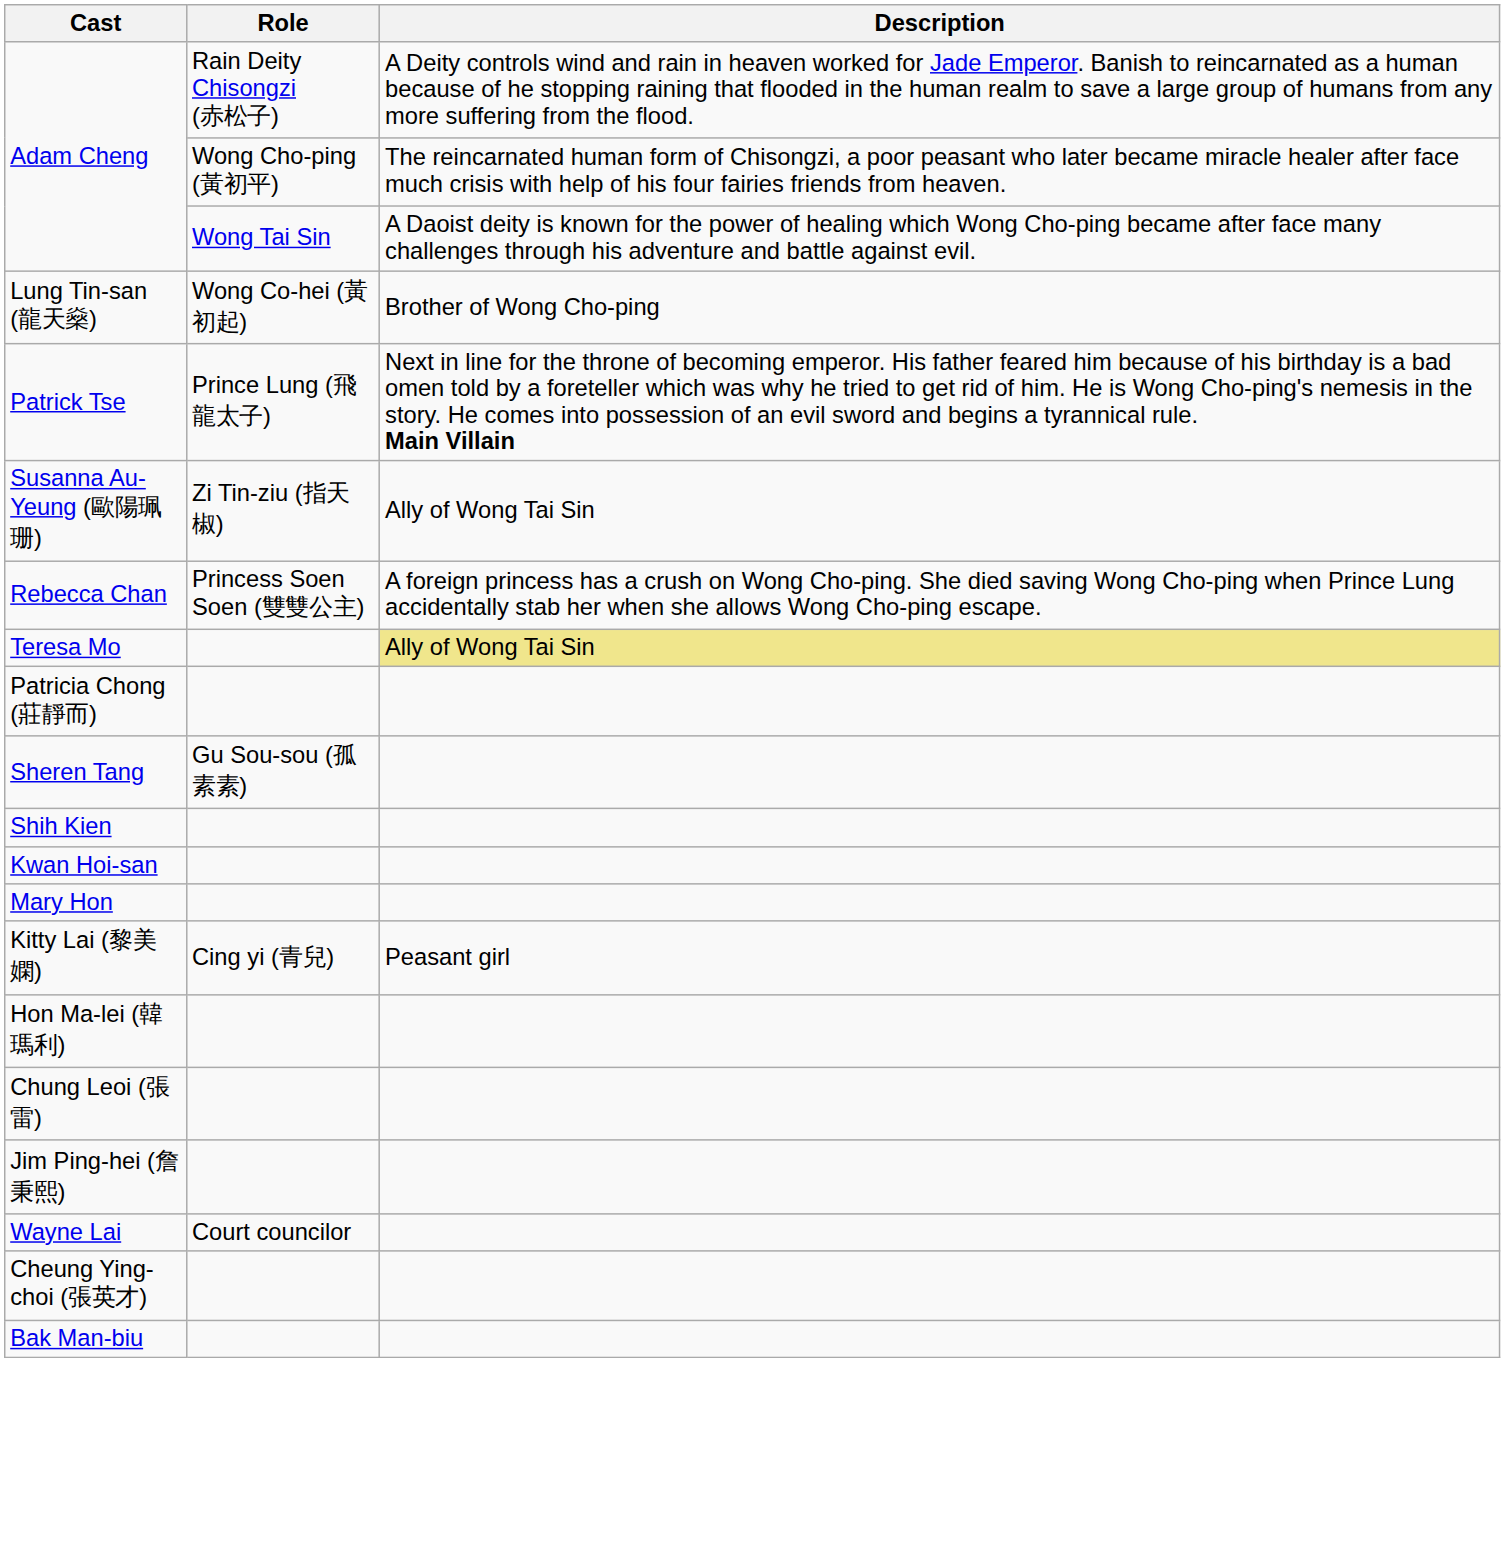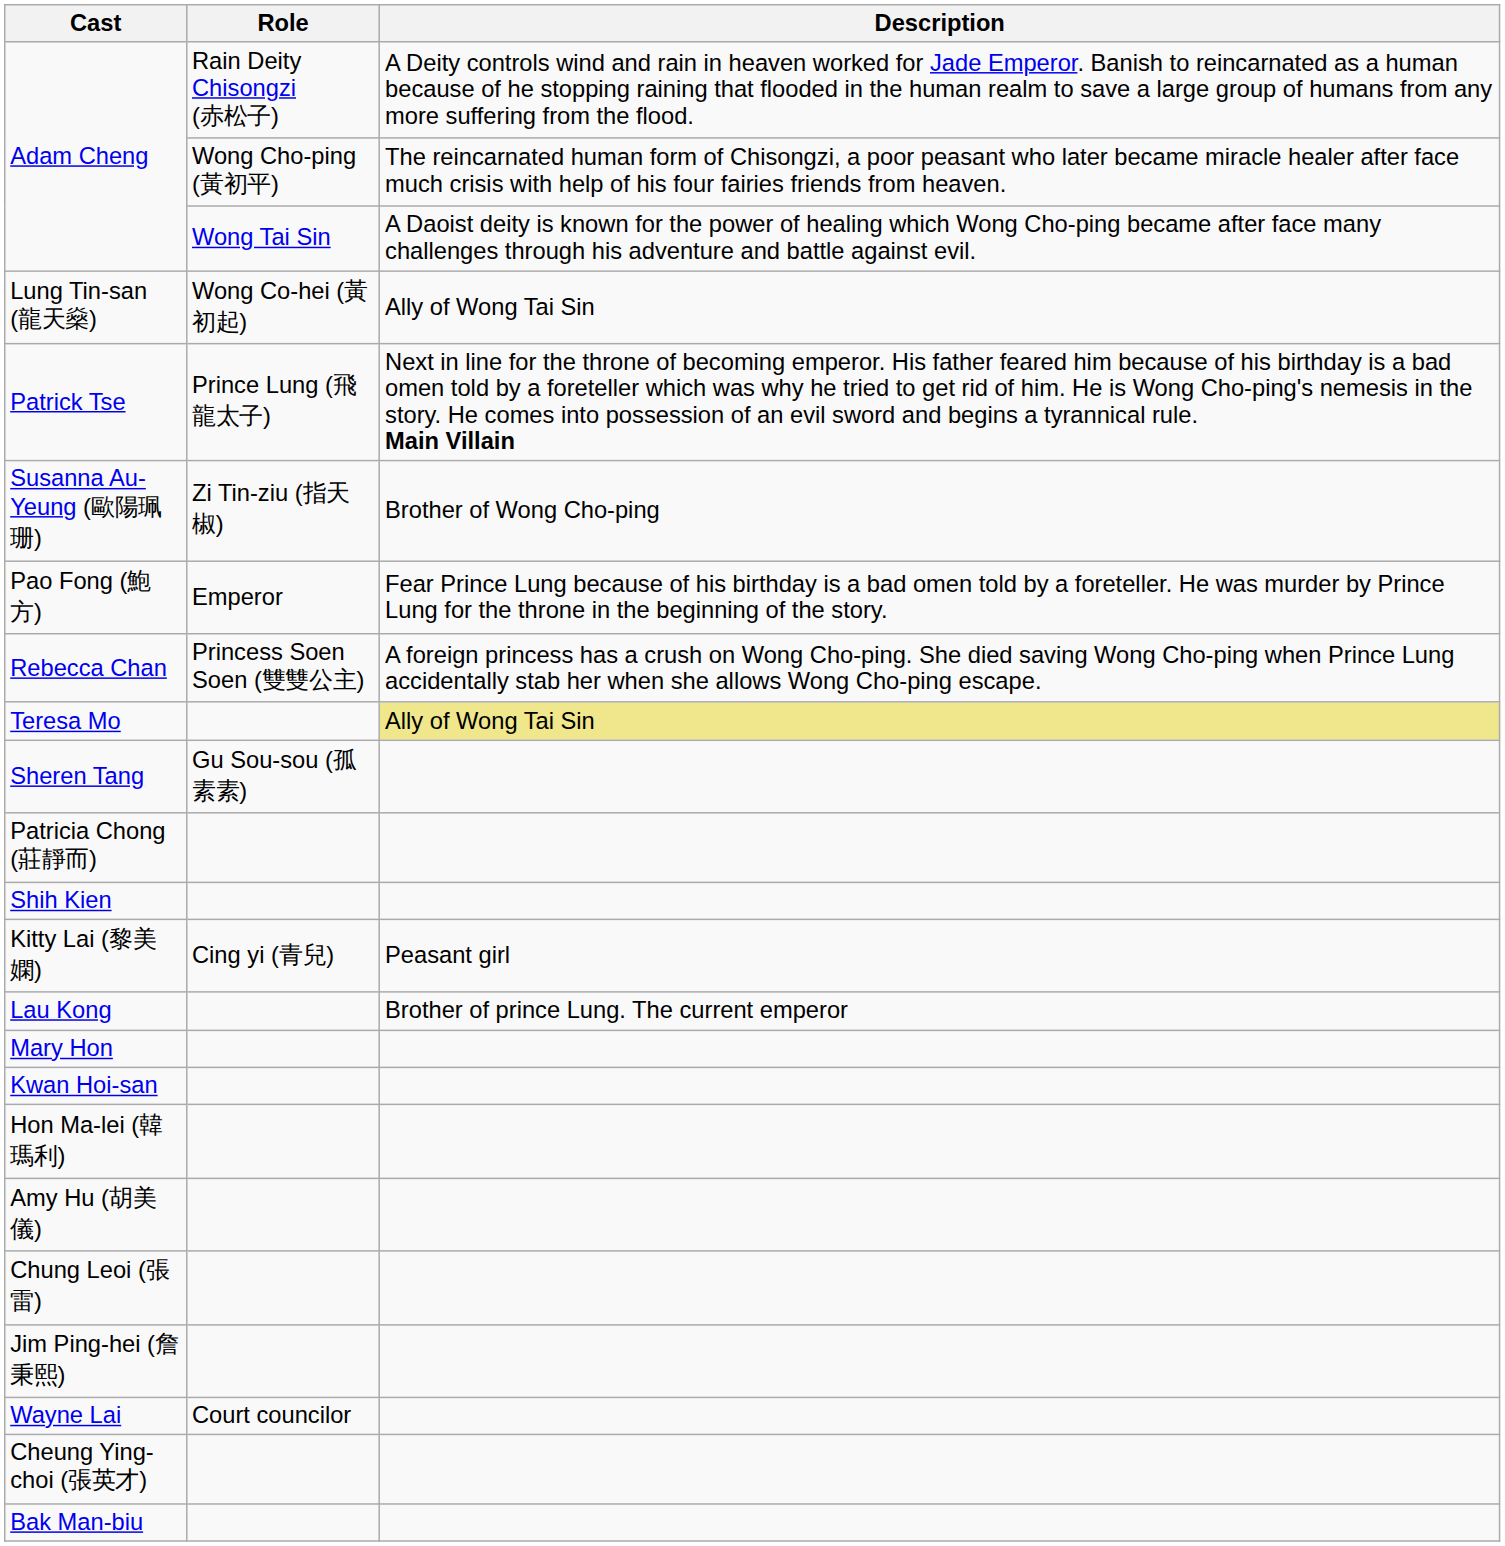(522, 306) Brother of Wong Cho-ping -> (490, 306) Ally of Wong Tai Sin
(490, 510) Ally of Wong Tai Sin -> (522, 510) Brother of Wong Cho-ping
+ row: (81, 596)
rows swapped: (77, 771) <-> (88, 699)
rows swapped: (84, 864) <-> (83, 956)
+ row: (61, 1010)
+ row: (83, 1213)
